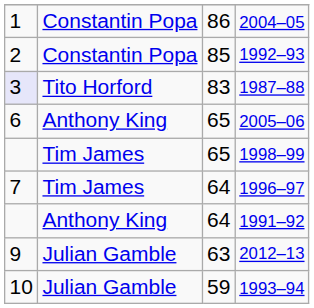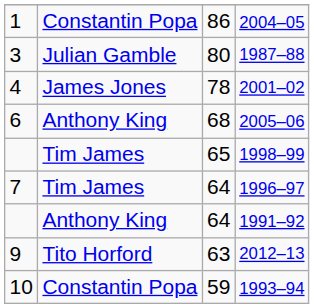- row: (272, 55)
(15, 87) lavender background -> (15, 54) no background
(97, 87) Tito Horford -> (109, 54) Julian Gamble
(219, 87) 83 -> (219, 54) 80
+ row: (272, 88)
(219, 120) 65 -> (219, 120) 68
(109, 253) Julian Gamble -> (97, 253) Tito Horford
(109, 287) Julian Gamble -> (120, 287) Constantin Popa
